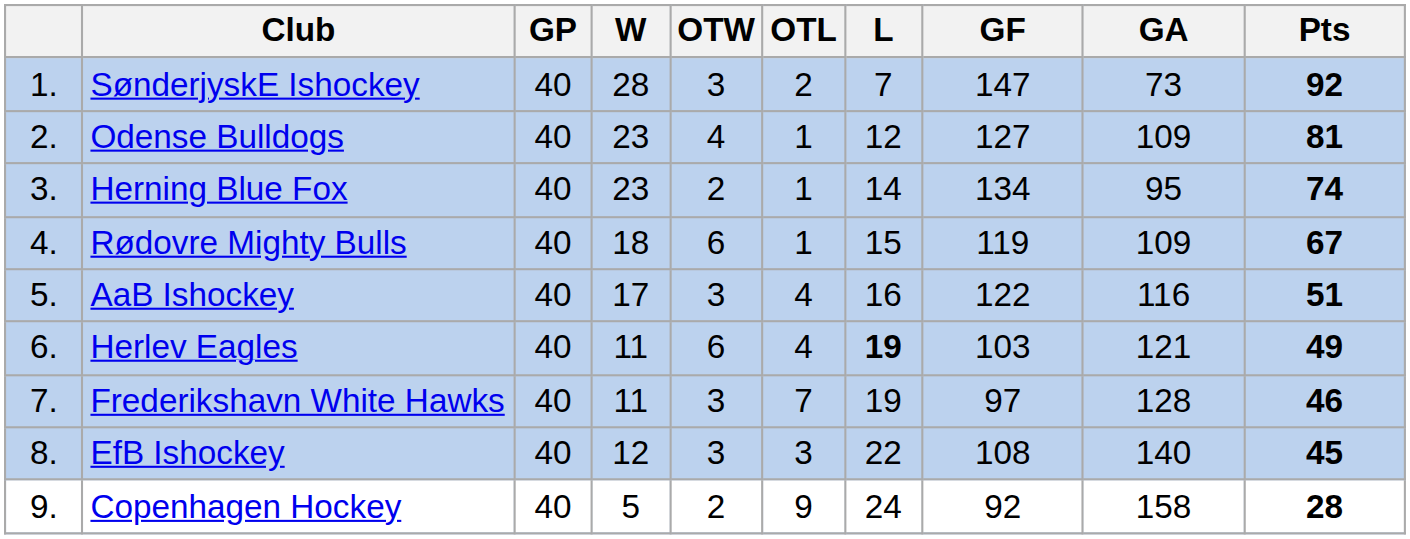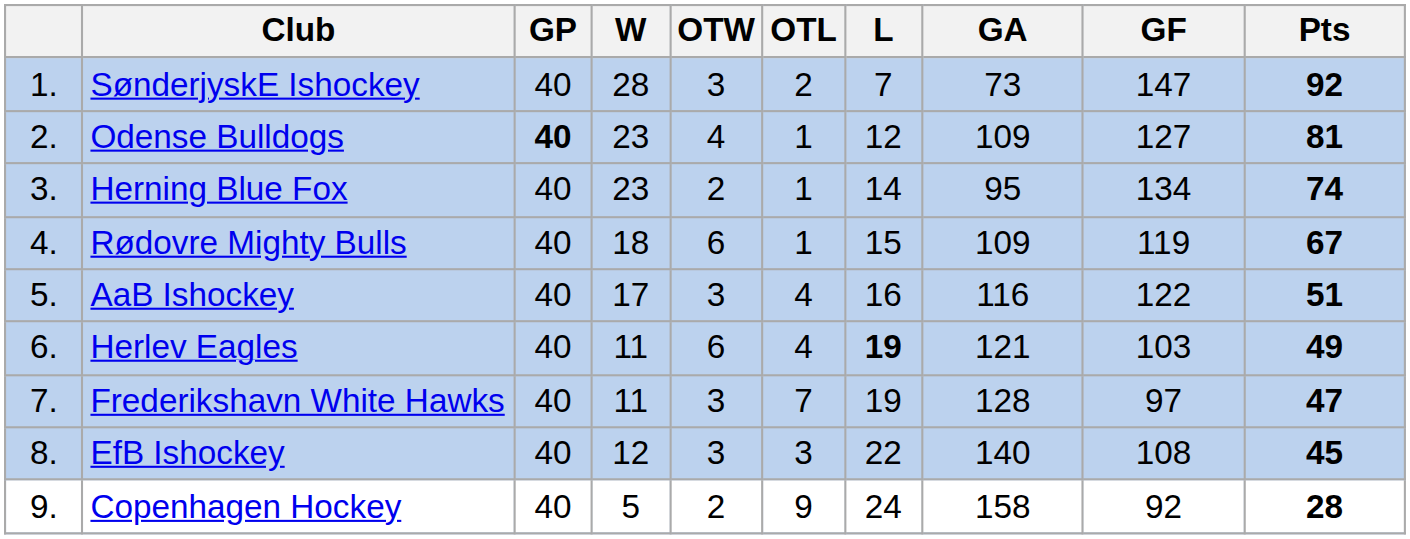columns swapped: (1003, 30) <-> (1164, 30)
(553, 136) normal -> (553, 136) bold
(1325, 400) 46 -> (1325, 400) 47
